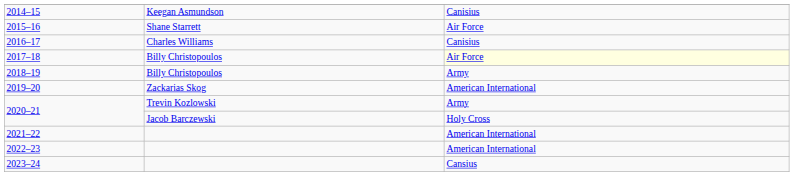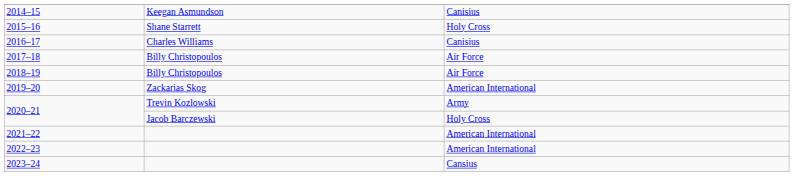(465, 27) Air Force -> (468, 27) Holy Cross
(465, 57) lightyellow background -> (465, 57) no background
(458, 73) Army -> (465, 73) Air Force
